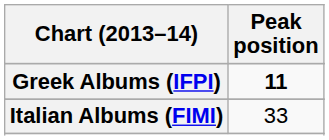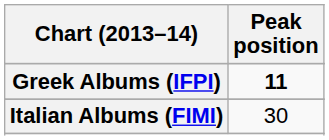(276, 116) 33 -> (276, 116) 30
